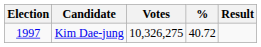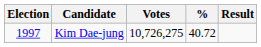(156, 33) 10,326,275 -> (156, 33) 10,726,275
